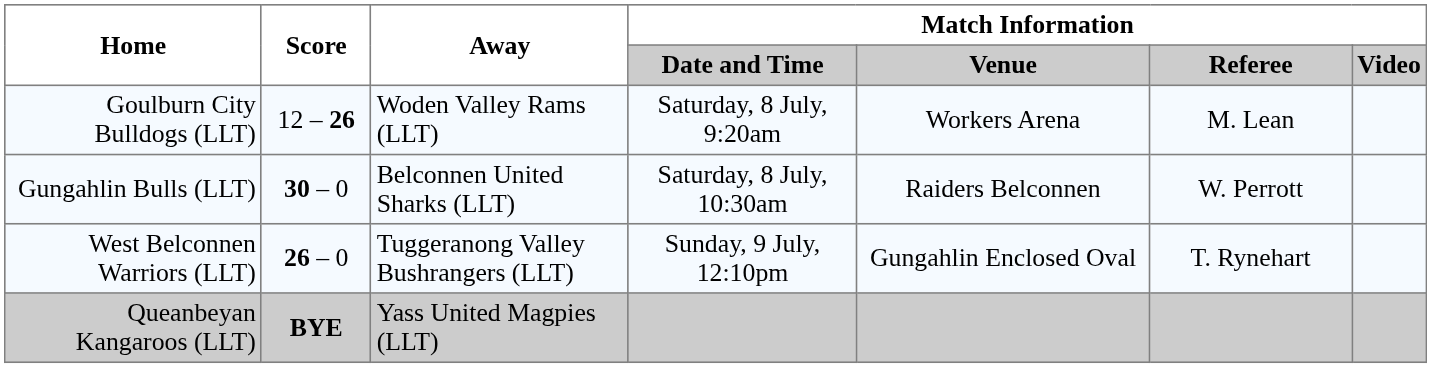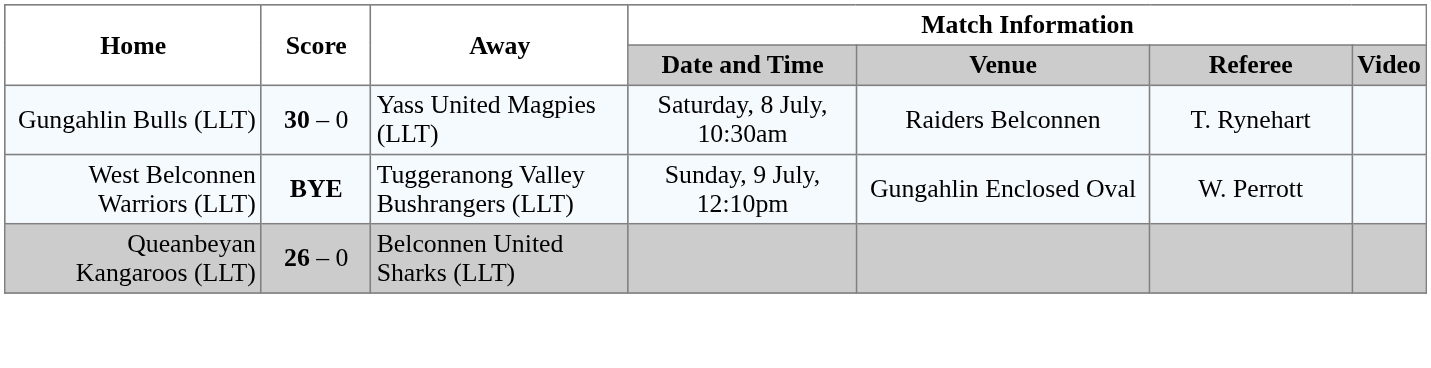- row: (175, 119)
(470, 188) Belconnen United Sharks (LLT) -> (486, 119) Yass United Magpies (LLT)
(1251, 188) W. Perrott -> (1251, 119) T. Rynehart
(316, 258) 26 – 0 -> (316, 188) BYE
(1251, 258) T. Rynehart -> (1251, 188) W. Perrott
(316, 327) BYE -> (316, 258) 26 – 0
(486, 327) Yass United Magpies (LLT) -> (470, 258) Belconnen United Sharks (LLT)
